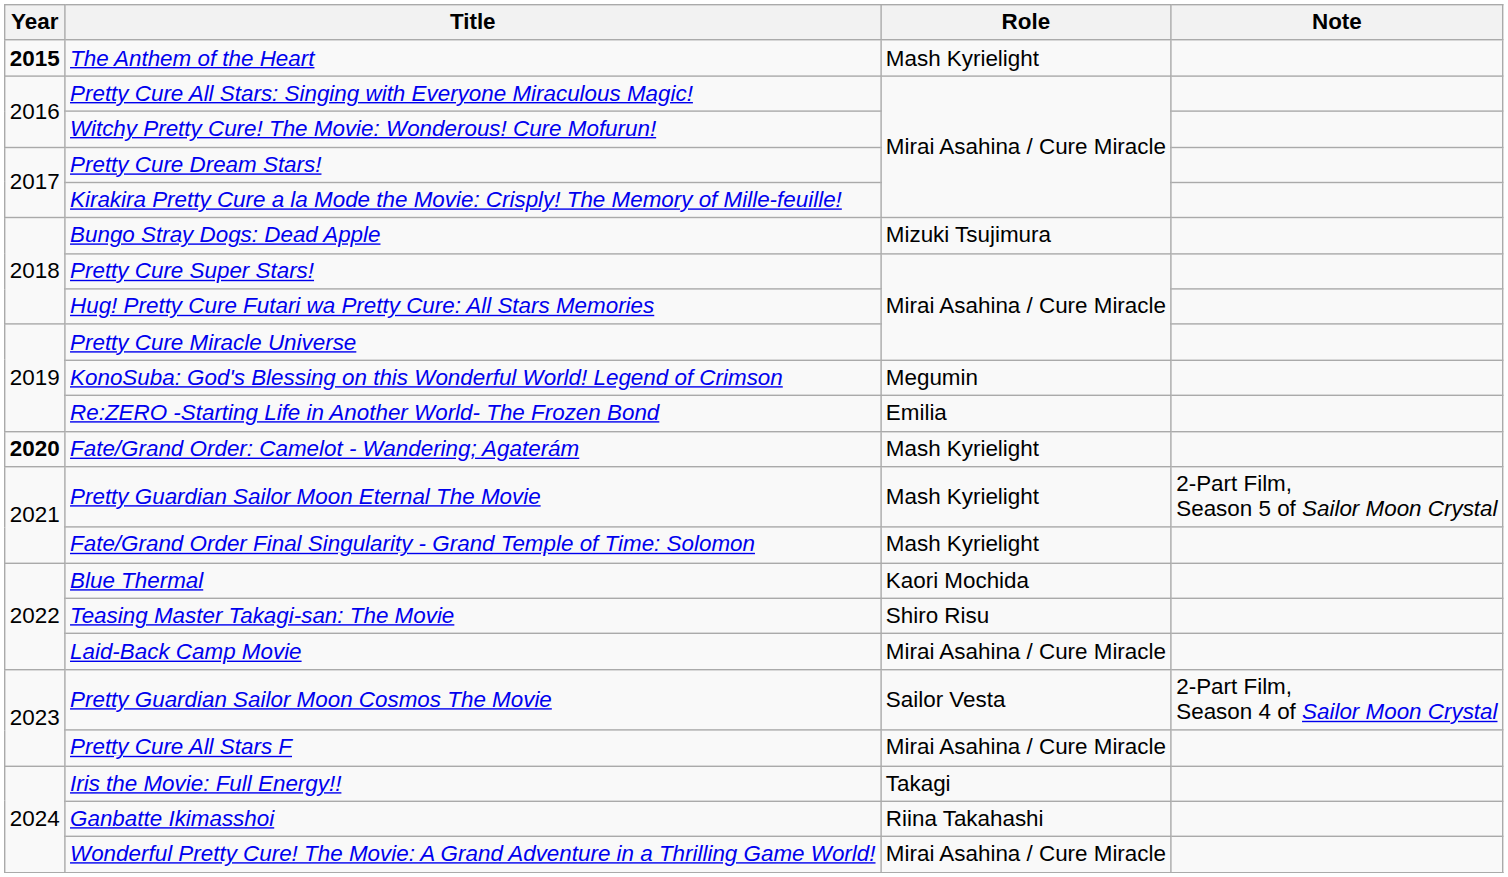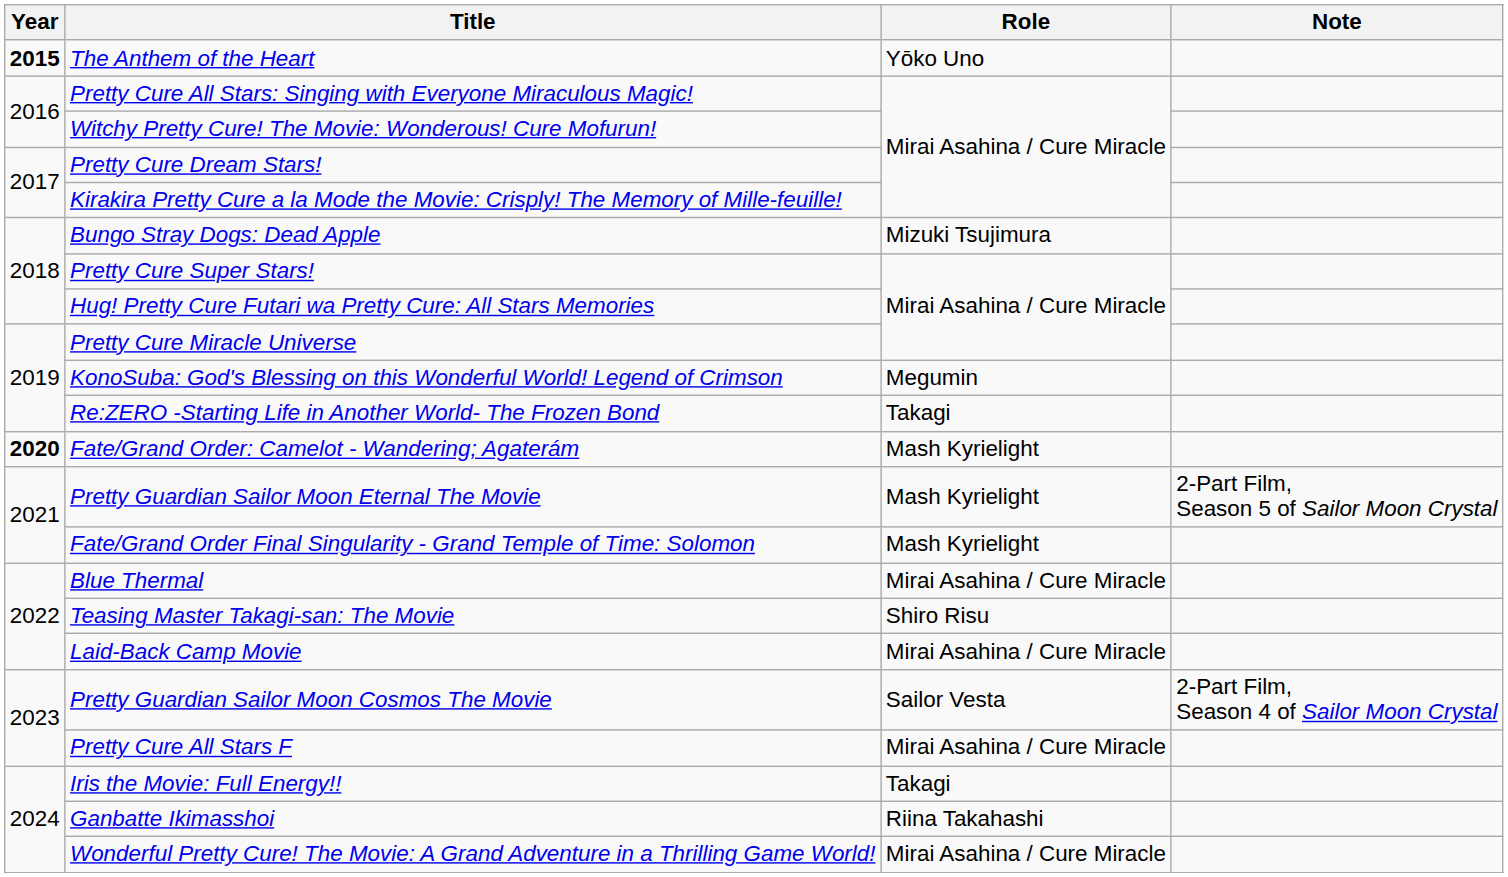(962, 57) Mash Kyrielight -> (935, 57) Yōko Uno
(916, 413) Emilia -> (918, 413) Takagi
(957, 580) Kaori Mochida -> (1026, 580) Mirai Asahina / Cure Miracle
